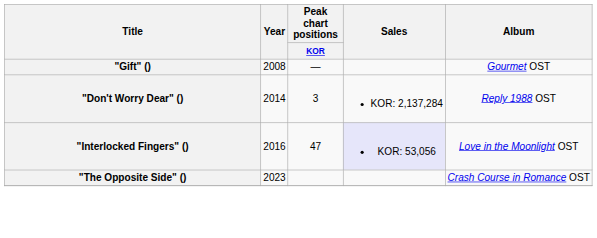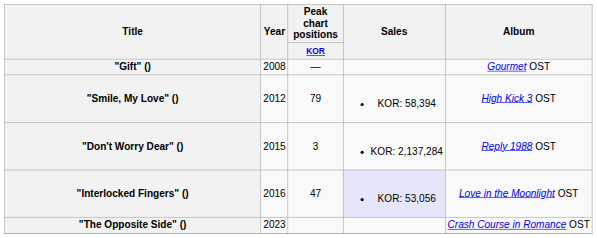+ row: (133, 98)
(274, 98) 2014 -> (274, 146) 2015
